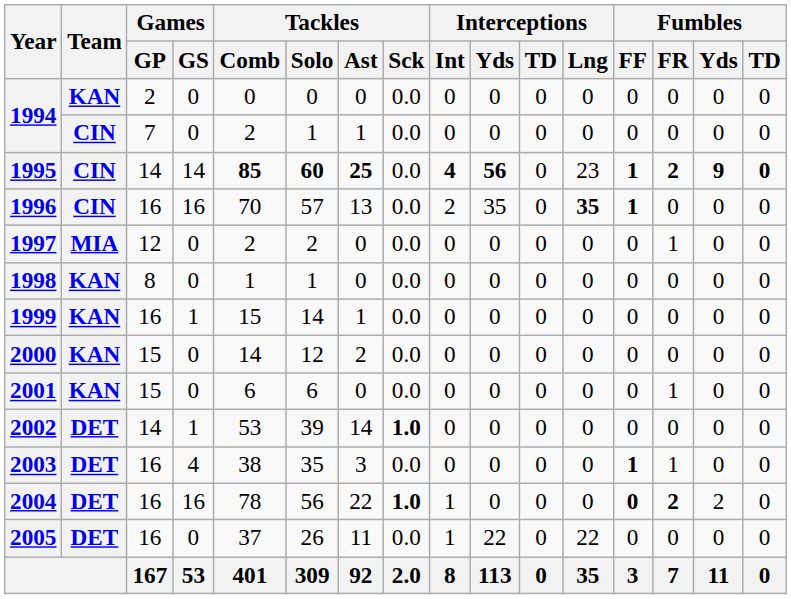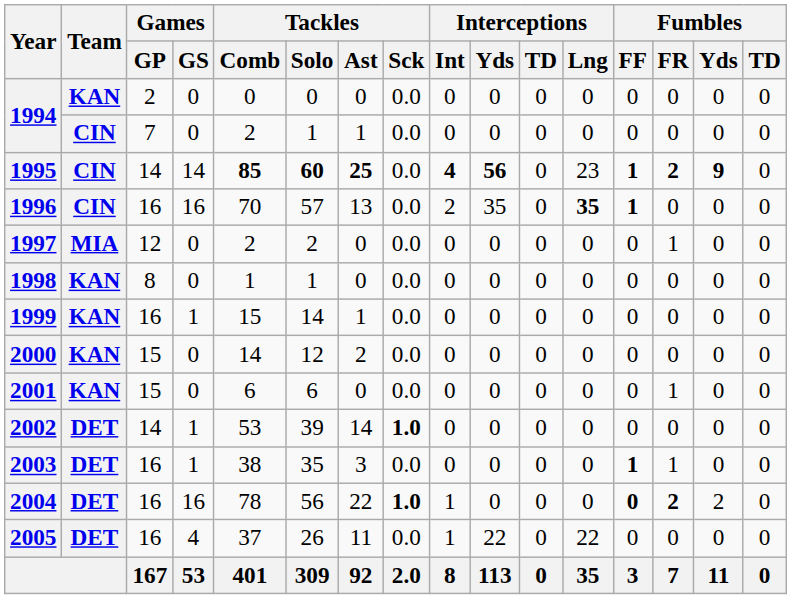(765, 170) bold -> (765, 170) normal
(193, 464) 4 -> (193, 464) 1
(193, 538) 0 -> (193, 538) 4
